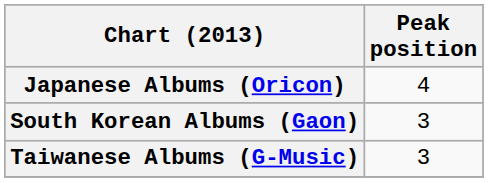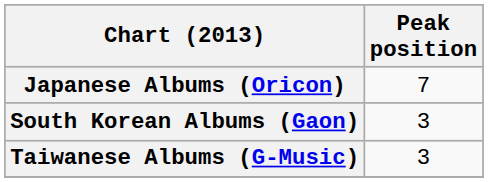(423, 85) 4 -> (423, 85) 7
